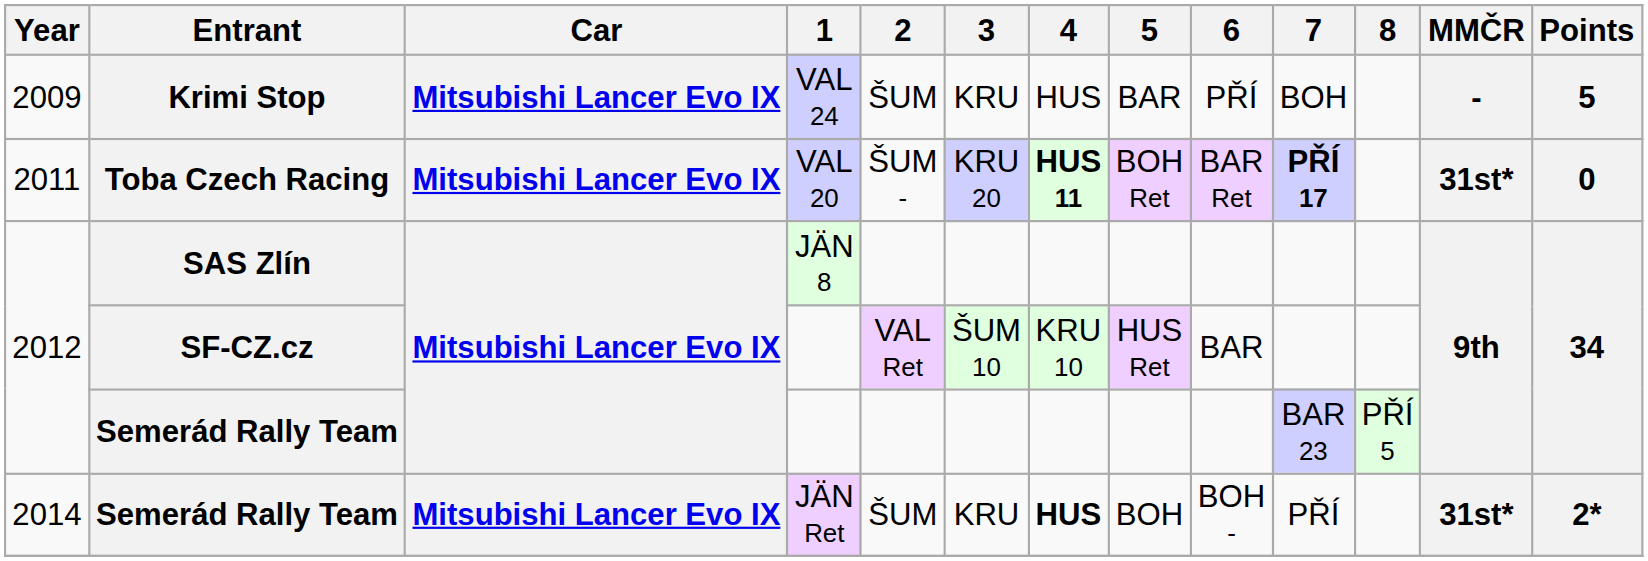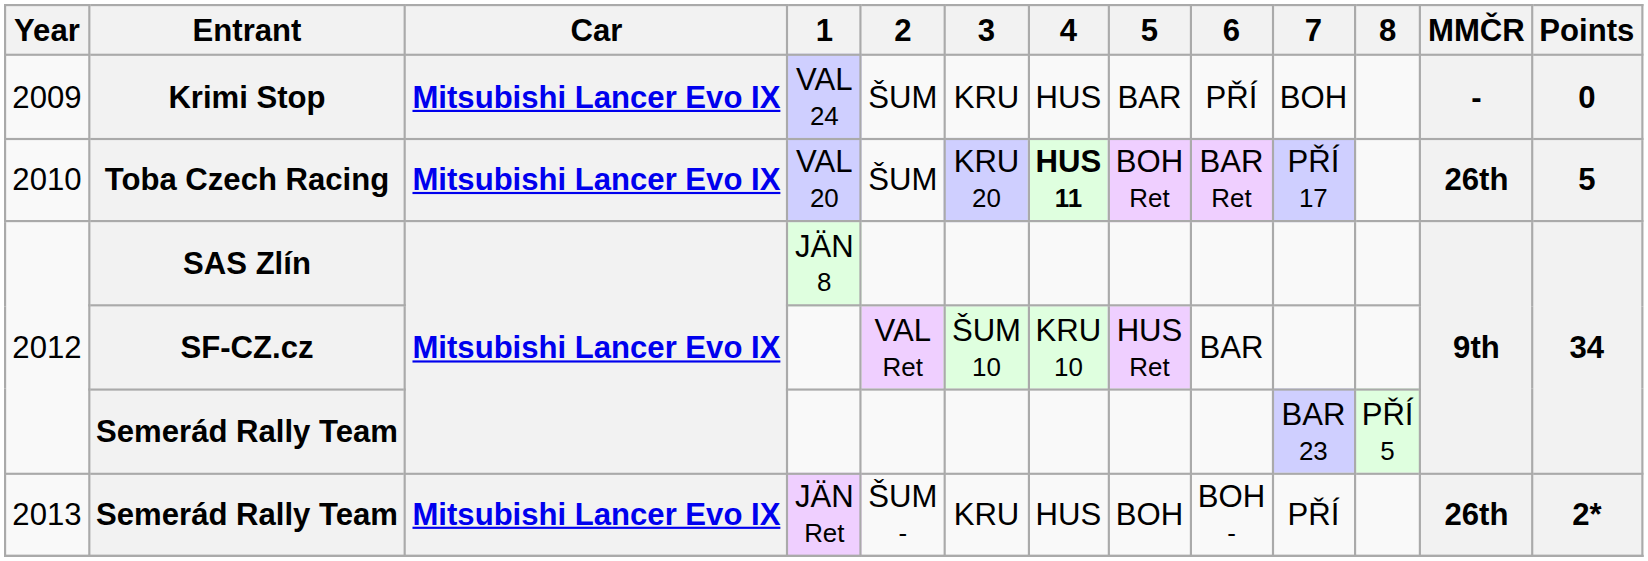(1587, 96) 5 -> (1587, 96) 0
(47, 180) 2011 -> (47, 180) 2010
(903, 180) ŠUM - -> (903, 180) ŠUM
(1313, 180) bold -> (1313, 180) normal
(1476, 180) 31st* -> (1476, 180) 26th
(1587, 180) 0 -> (1587, 180) 5
(47, 515) 2014 -> (47, 515) 2013
(903, 515) ŠUM -> (903, 515) ŠUM -
(1068, 515) bold -> (1068, 515) normal
(1476, 515) 31st* -> (1476, 515) 26th
